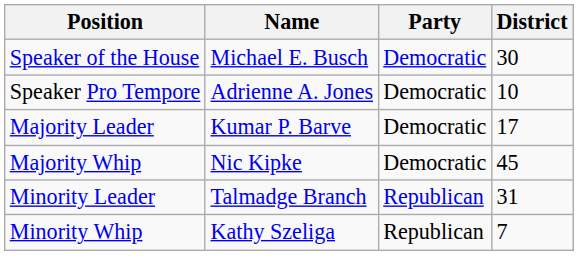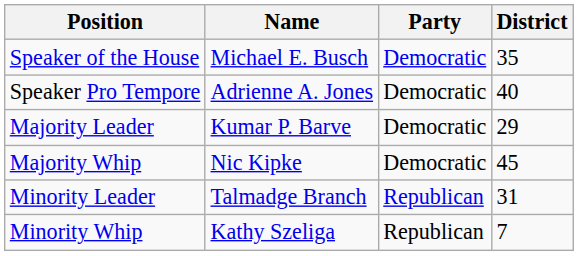(507, 57) 30 -> (507, 57) 35
(507, 92) 10 -> (507, 92) 40
(507, 127) 17 -> (507, 127) 29
